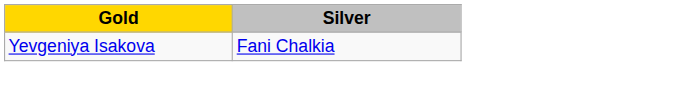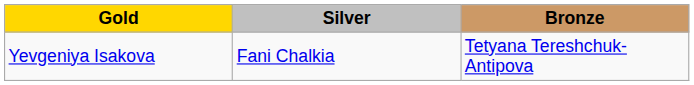+ column: (575, 18)
